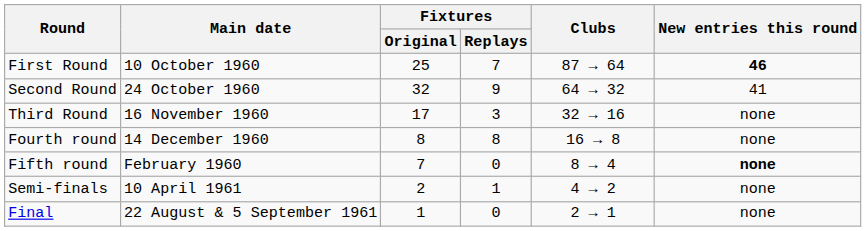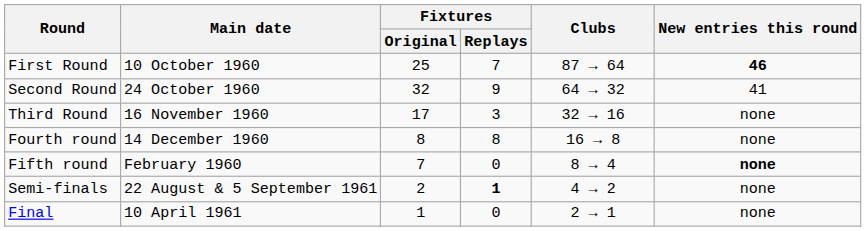(183, 189) 10 April 1961 -> (251, 189) 22 August & 5 September 1961
(496, 189) normal -> (496, 189) bold
(251, 213) 22 August & 5 September 1961 -> (183, 213) 10 April 1961
